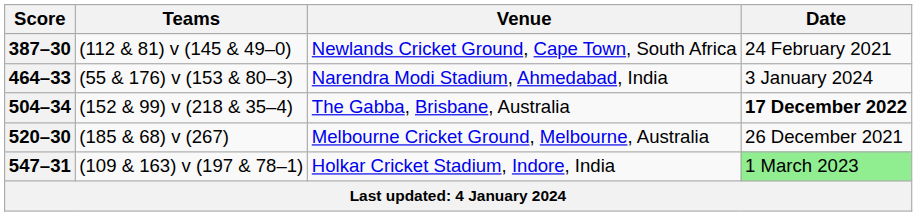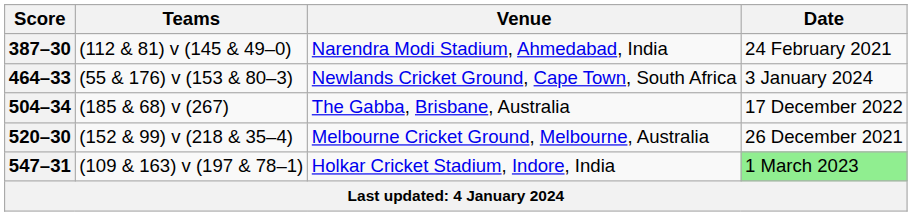(524, 48) Newlands Cricket Ground, Cape Town, South Africa -> (490, 48) Narendra Modi Stadium, Ahmedabad, India
(490, 78) Narendra Modi Stadium, Ahmedabad, India -> (524, 78) Newlands Cricket Ground, Cape Town, South Africa
(186, 107) (152 & 99) v (218 & 35–4) -> (154, 107) (185 & 68) v (267)
(826, 107) bold -> (824, 107) normal
(154, 136) (185 & 68) v (267) -> (186, 136) (152 & 99) v (218 & 35–4)
